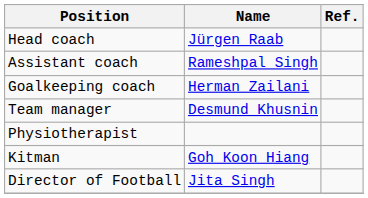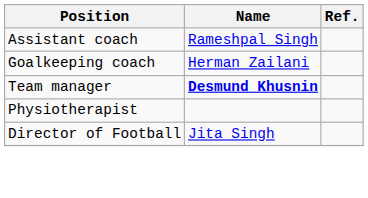- row: (51, 40)
(253, 110) normal -> (253, 87) bold
- row: (34, 157)
